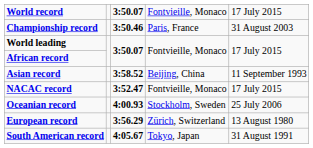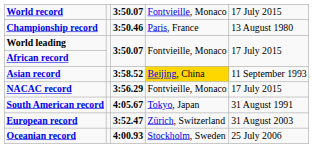(262, 27) 31 August 2003 -> (262, 27) 13 August 1980
(176, 74) no background -> (176, 74) gold background
(128, 89) 3:52.47 -> (128, 89) 3:56.29
rows swapped: (55, 136) <-> (41, 105)
(128, 120) 3:56.29 -> (128, 120) 3:52.47
(262, 120) 13 August 1980 -> (262, 120) 31 August 2003
